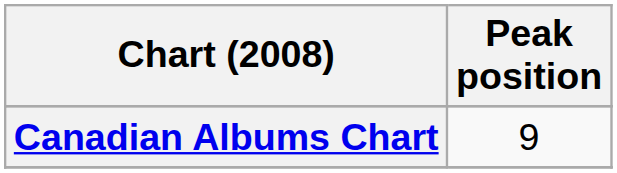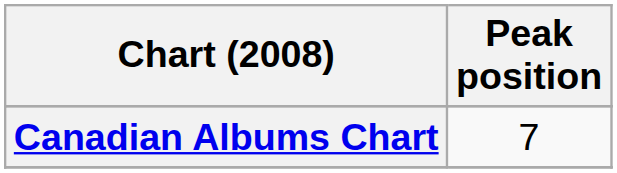(529, 136) 9 -> (529, 136) 7
